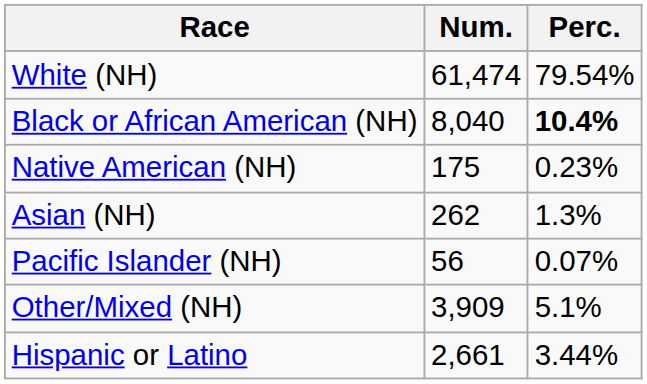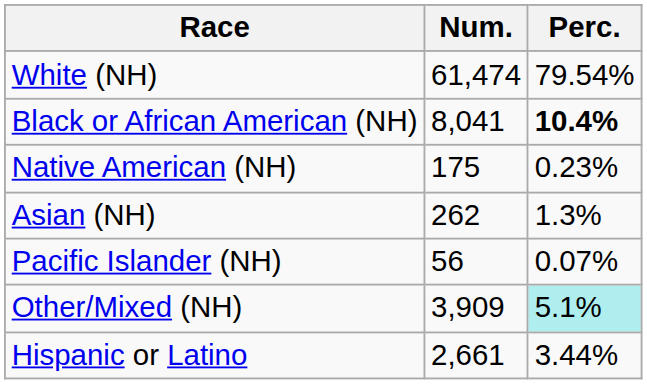(468, 121) 8,040 -> (468, 121) 8,041
(568, 307) no background -> (568, 307) paleturquoise background
